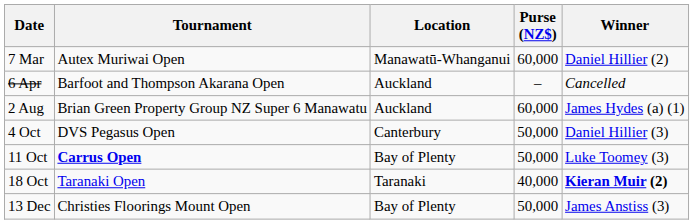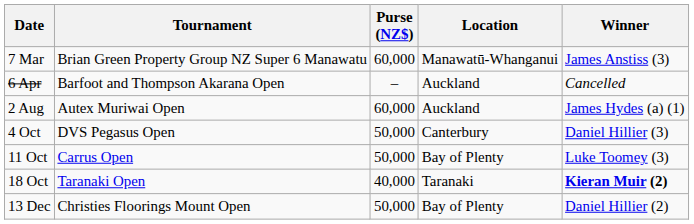columns swapped: (442, 25) <-> (538, 25)
(121, 59) Autex Muriwai Open -> (212, 59) Brian Green Property Group NZ Super 6 Manawatu
(617, 59) Daniel Hillier (2) -> (617, 59) James Anstiss (3)
(212, 108) Brian Green Property Group NZ Super 6 Manawatu -> (121, 108) Autex Muriwai Open
(99, 157) bold -> (95, 157) normal
(617, 206) James Anstiss (3) -> (617, 206) Daniel Hillier (2)
